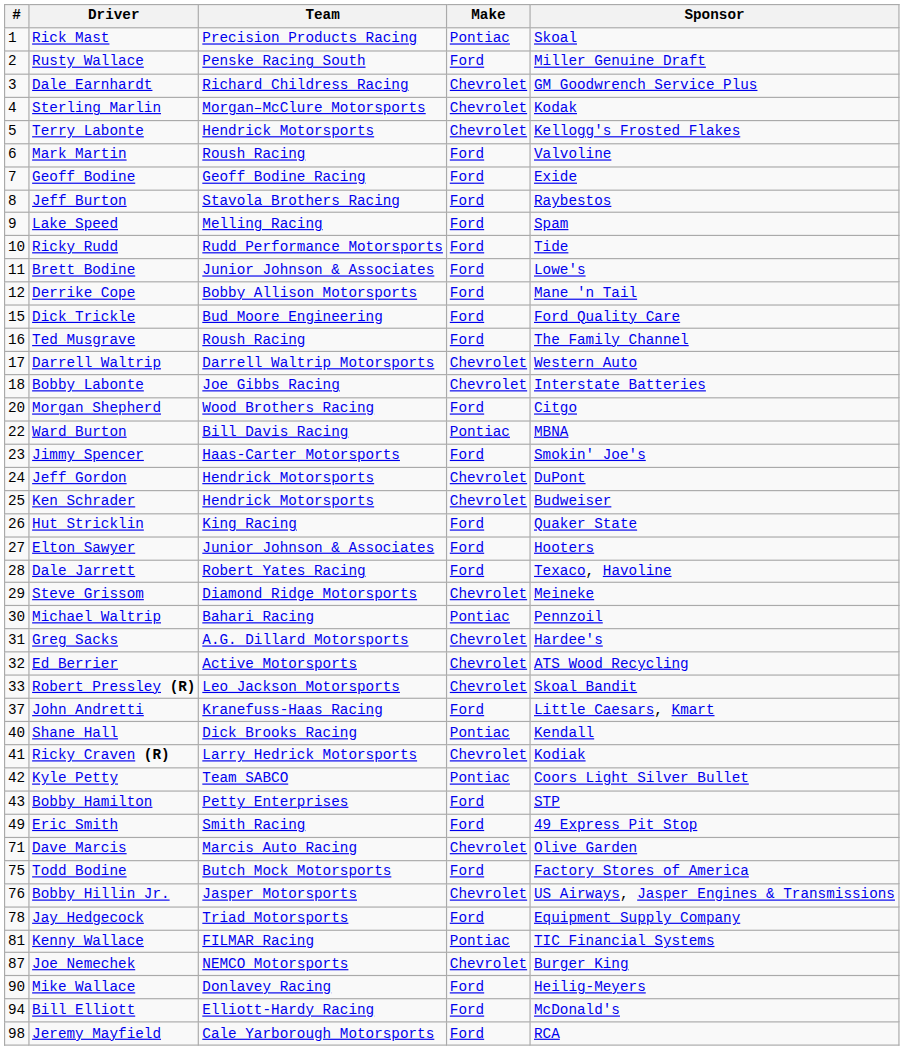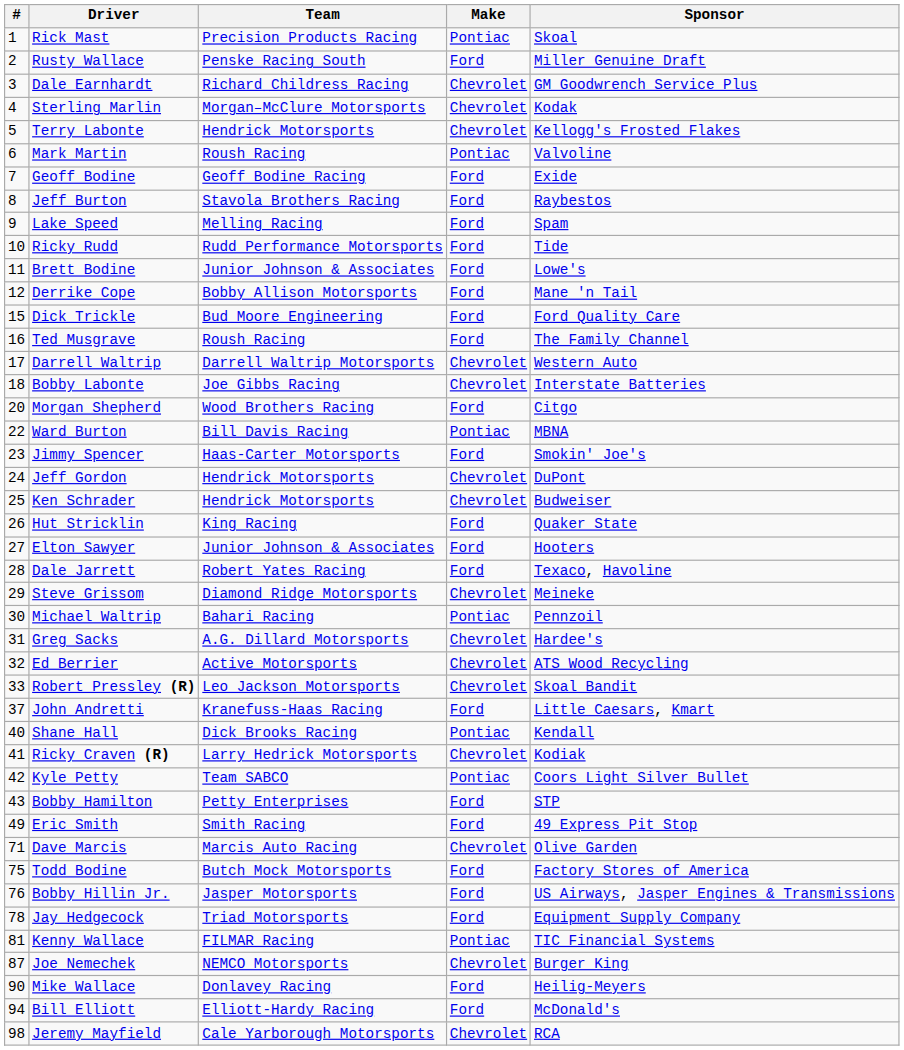(467, 155) Ford -> (480, 155) Pontiac
(488, 895) Chevrolet -> (467, 895) Ford
(467, 1034) Ford -> (488, 1034) Chevrolet
